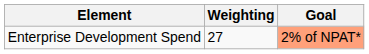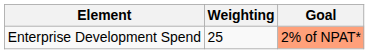(215, 37) 27 -> (215, 37) 25
